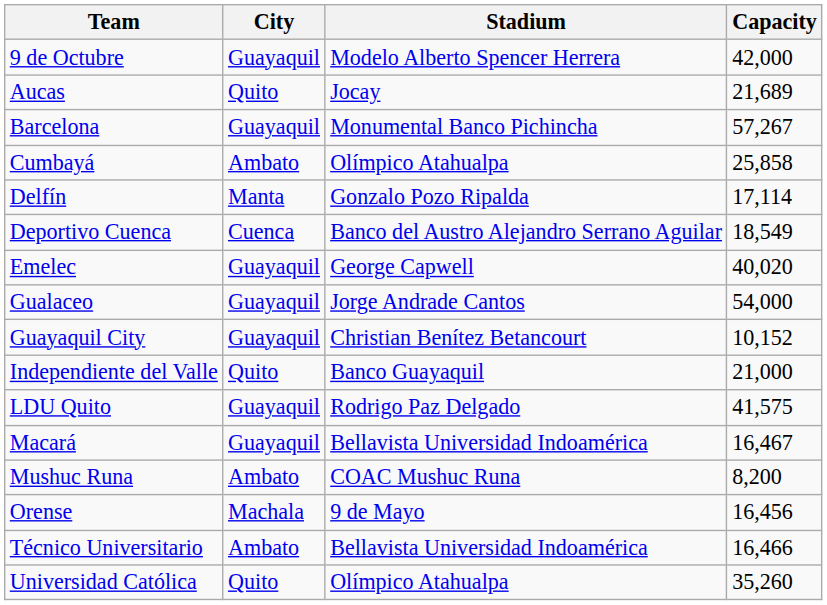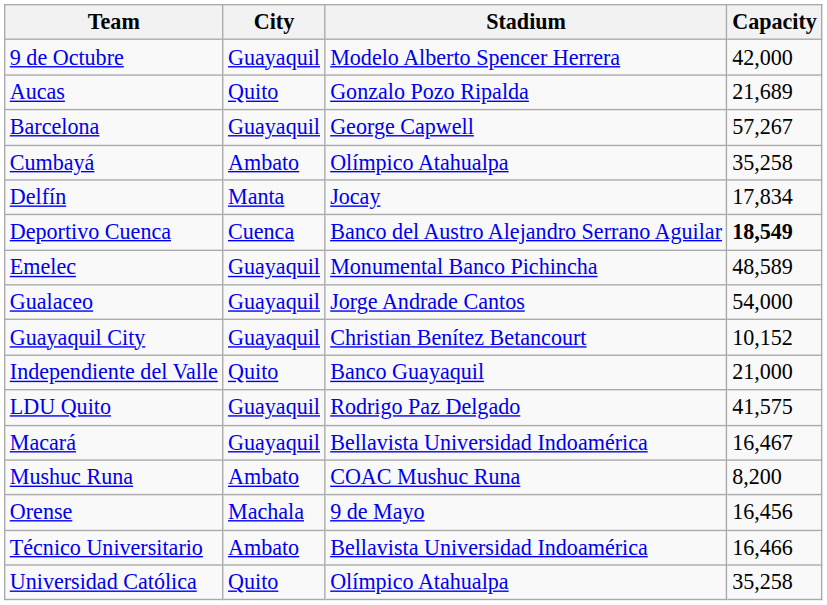(355, 92) Jocay -> (430, 92) Gonzalo Pozo Ripalda
(464, 127) Monumental Banco Pichincha -> (402, 127) George Capwell
(763, 162) 25,858 -> (763, 162) 35,258
(430, 197) Gonzalo Pozo Ripalda -> (355, 197) Jocay
(762, 197) 17,114 -> (763, 197) 17,834
(763, 232) normal -> (763, 232) bold
(402, 267) George Capwell -> (464, 267) Monumental Banco Pichincha
(763, 267) 40,020 -> (763, 267) 48,589
(763, 582) 35,260 -> (763, 582) 35,258
